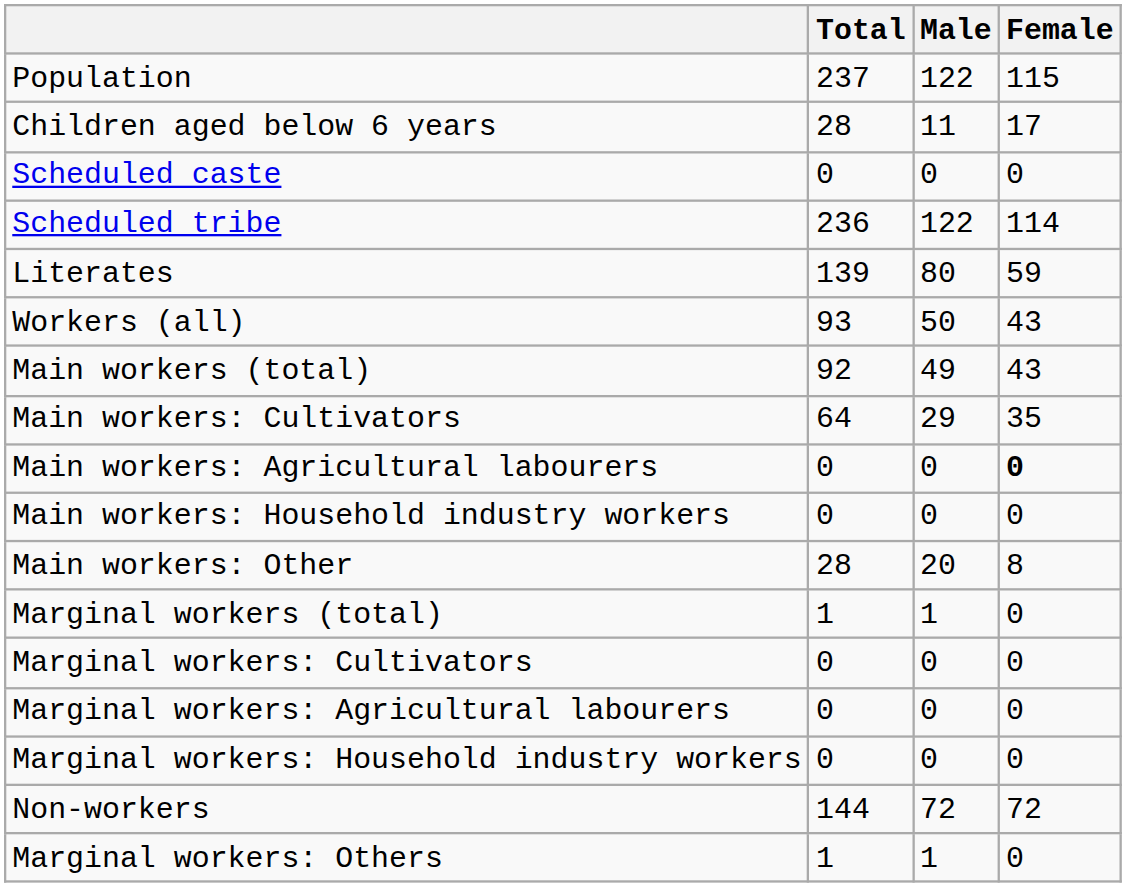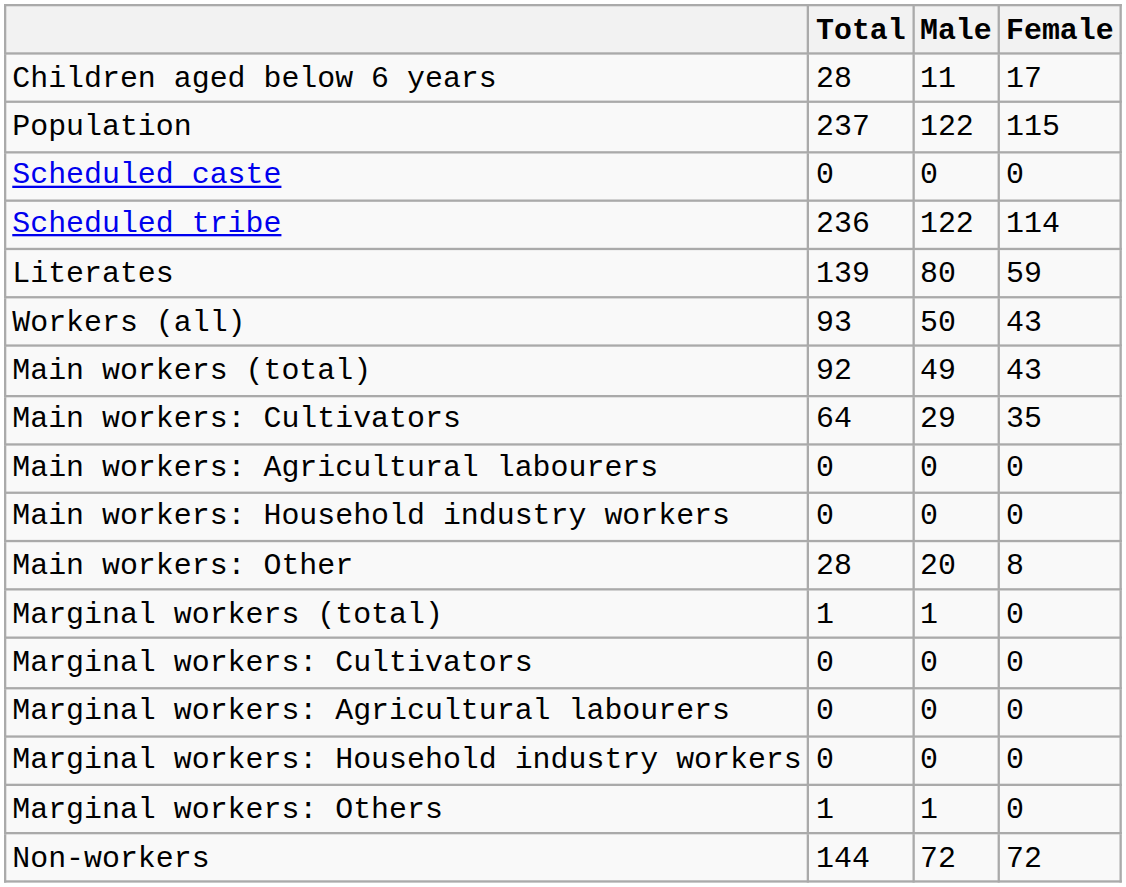rows swapped: (102, 78) <-> (255, 127)
(1015, 468) bold -> (1015, 468) normal
rows swapped: (228, 858) <-> (111, 809)
